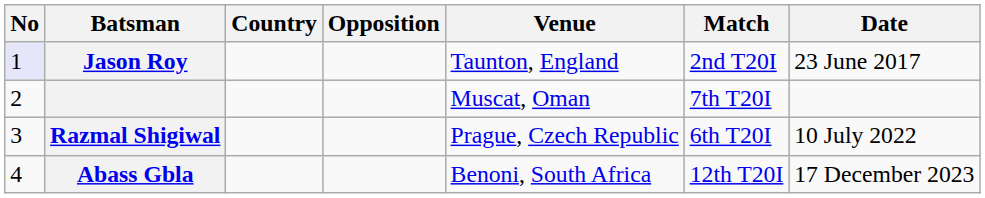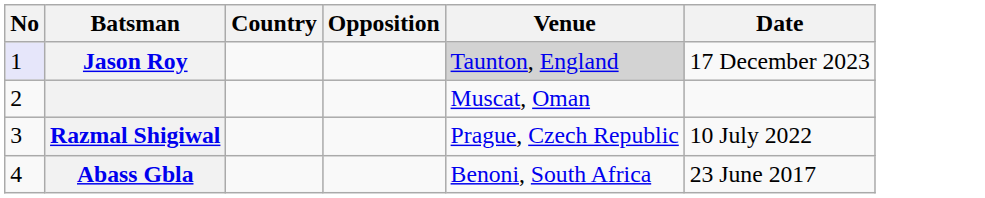- column: (737, 23)
(535, 60) no background -> (535, 60) lightgrey background
(857, 60) 23 June 2017 -> (780, 60) 17 December 2023
(884, 173) 17 December 2023 -> (753, 173) 23 June 2017
